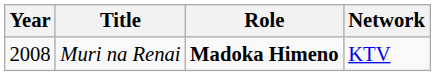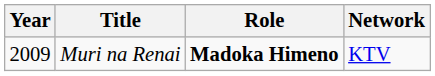(30, 53) 2008 -> (30, 53) 2009
